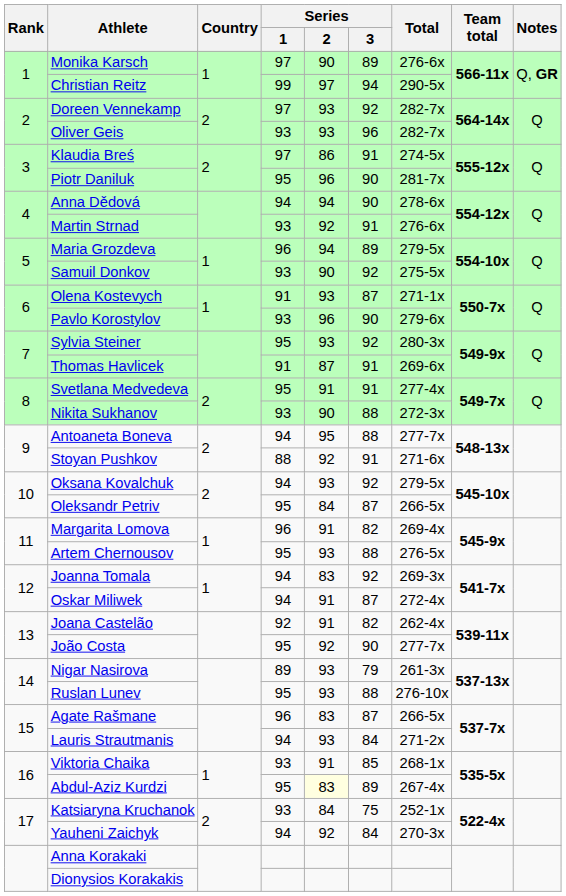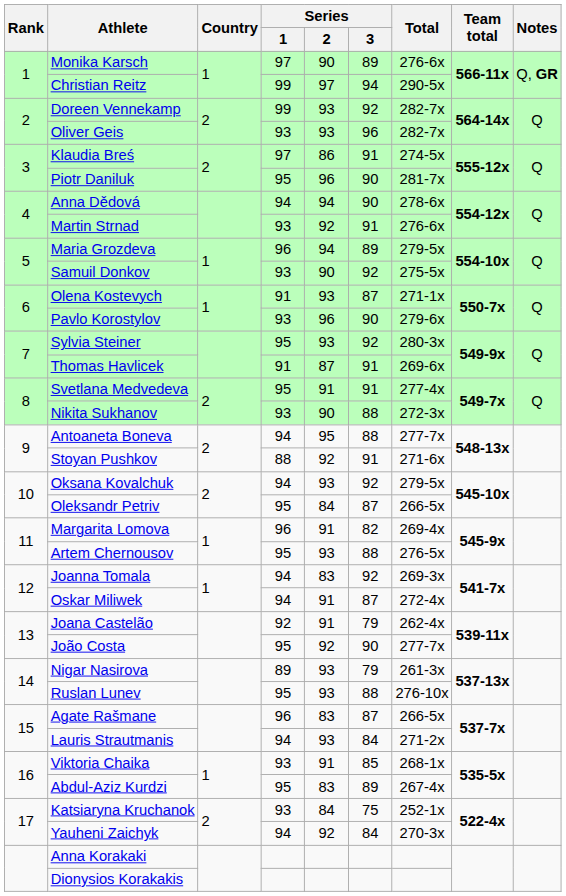(283, 109) 97 -> (283, 109) 99
(370, 623) 82 -> (370, 623) 79
(327, 786) lightyellow background -> (327, 786) no background
